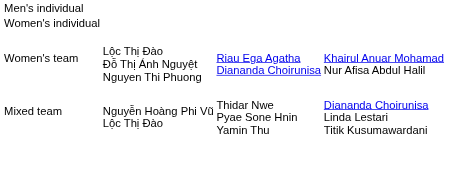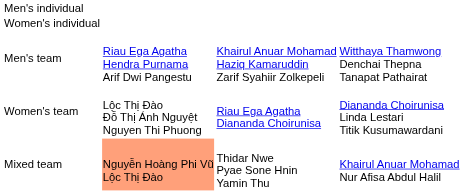+ row: (33, 58)
(384, 64) Khairul Anuar Mohamad Nur Afisa Abdul Halil -> (392, 117) Diananda Choirunisa Linda Lestari Titik Kusumawardani
(158, 117) no background -> (158, 170) lightsalmon background
(376, 117) Diananda Choirunisa Linda Lestari Titik Kusumawardani -> (400, 170) Khairul Anuar Mohamad Nur Afisa Abdul Halil
